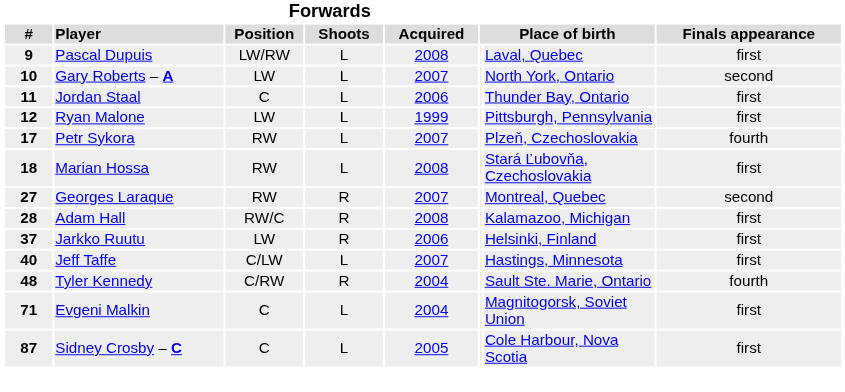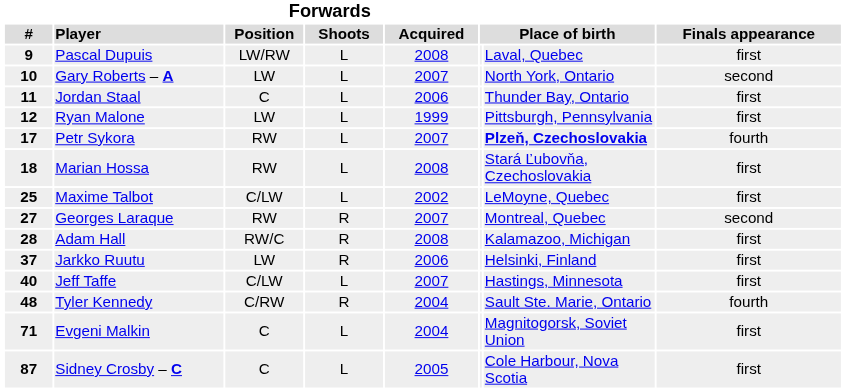(561, 138) normal -> (566, 138) bold
+ row: (104, 197)
